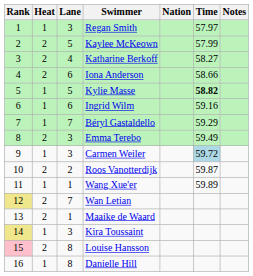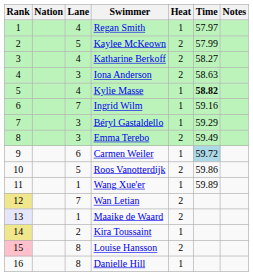columns swapped: (45, 12) <-> (177, 12)
(70, 28) 3 -> (78, 28) 4
(70, 75) 6 -> (78, 75) 3
(207, 75) 58.66 -> (207, 75) 58.63
(70, 91) 5 -> (78, 91) 4
(70, 106) 6 -> (78, 106) 7
(70, 122) 7 -> (78, 122) 3
(70, 153) 3 -> (78, 153) 6
(70, 169) 2 -> (78, 169) 5
(207, 169) 59.87 -> (207, 169) 59.86
(18, 216) no background -> (18, 216) lavender background
(70, 232) 3 -> (78, 232) 2
